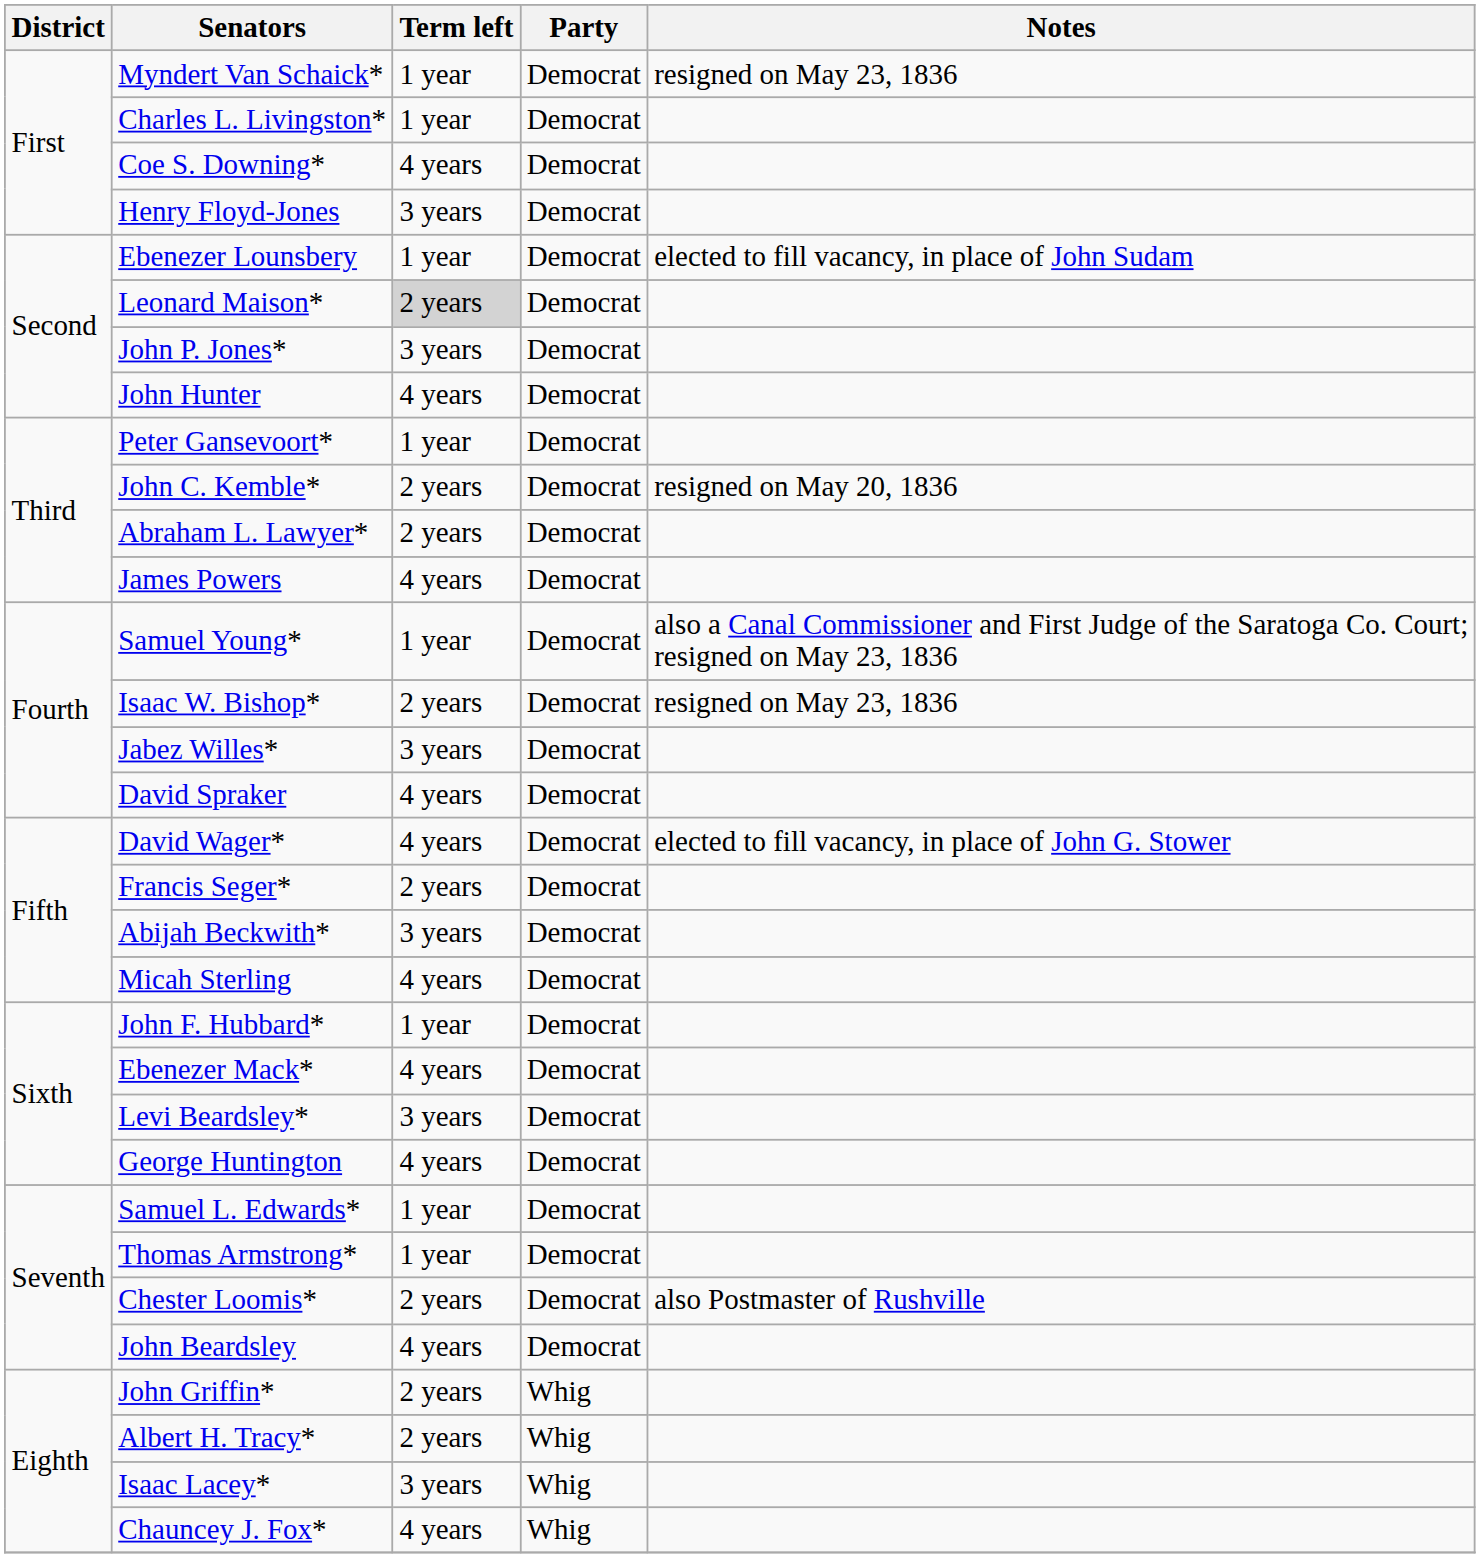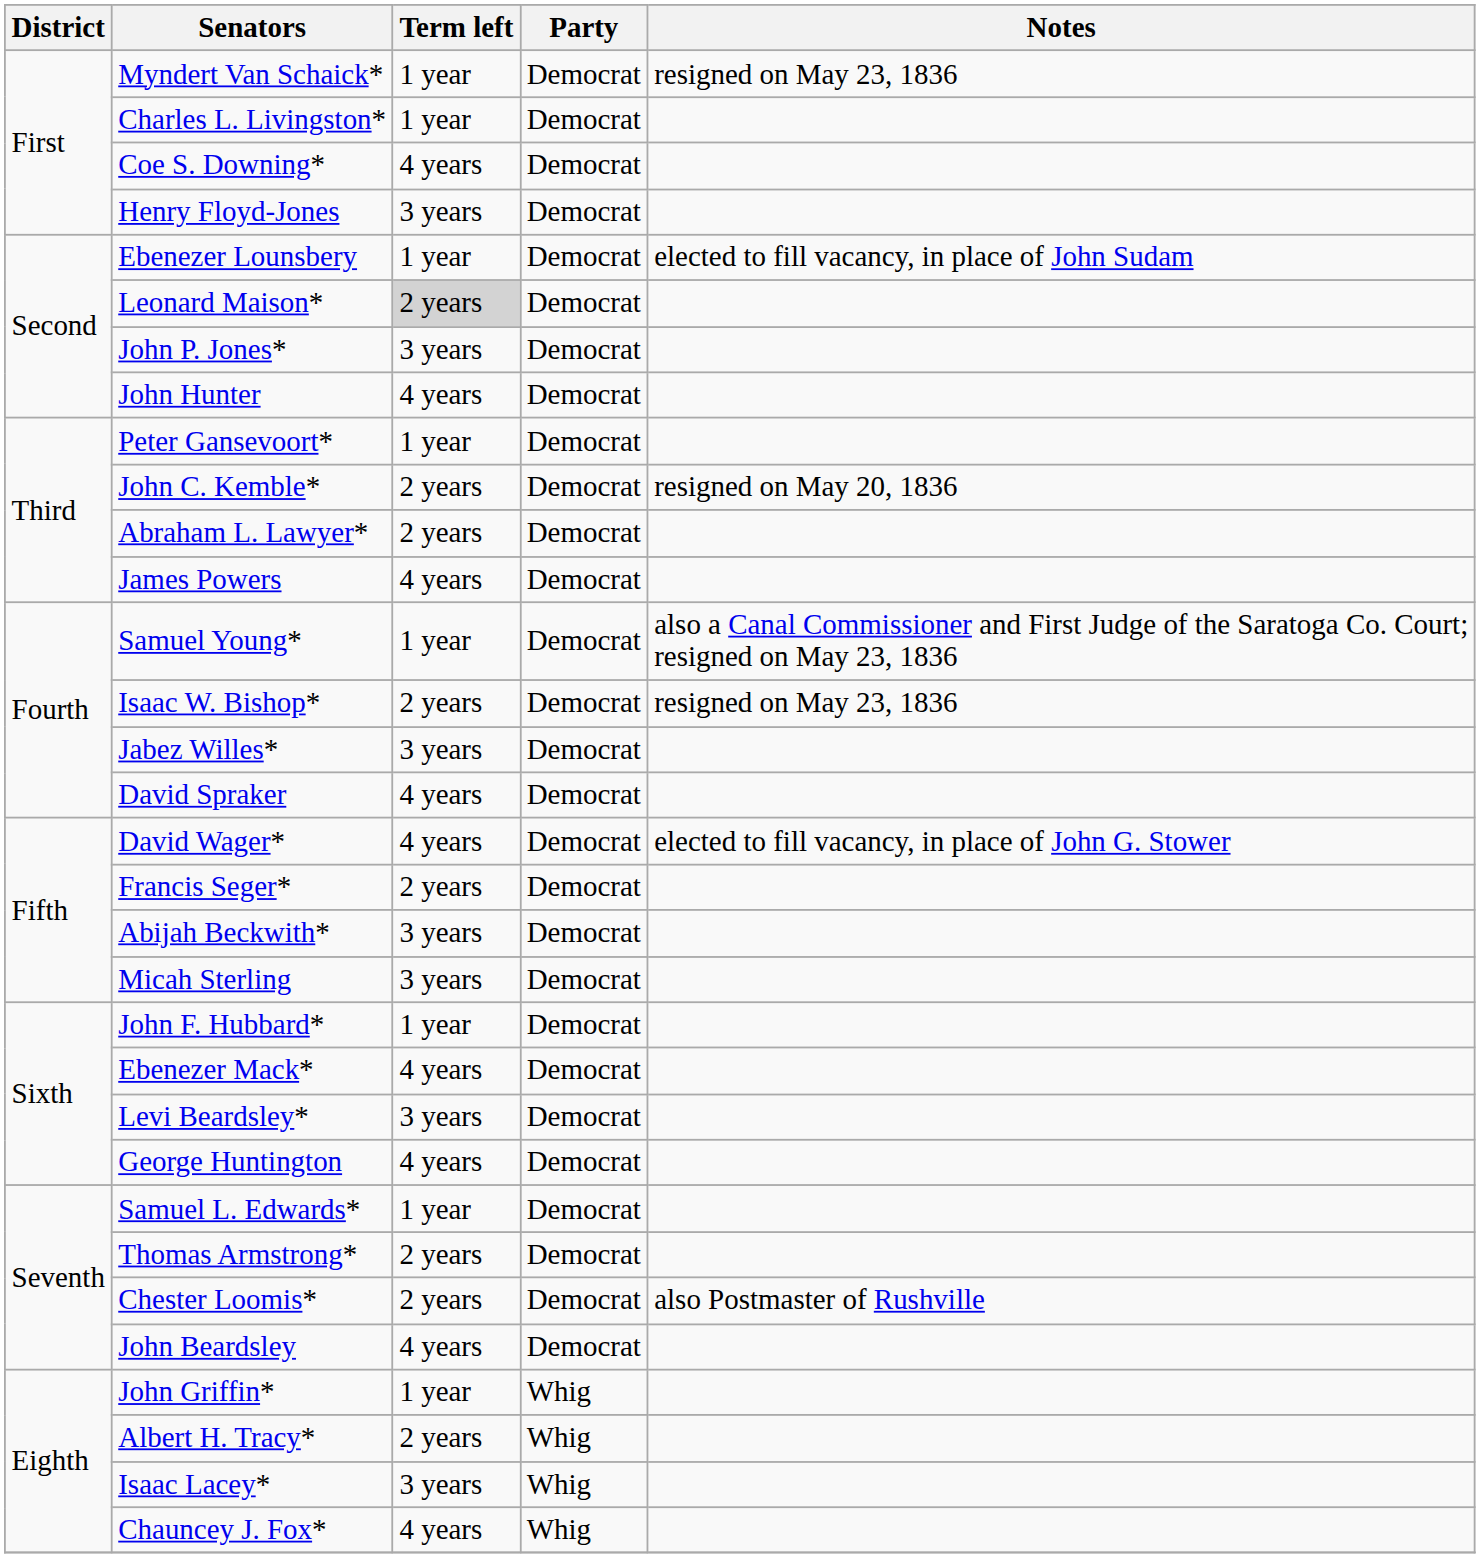(441, 978) 4 years -> (441, 978) 3 years
(435, 1254) 1 year -> (441, 1254) 2 years
(441, 1391) 2 years -> (435, 1391) 1 year
